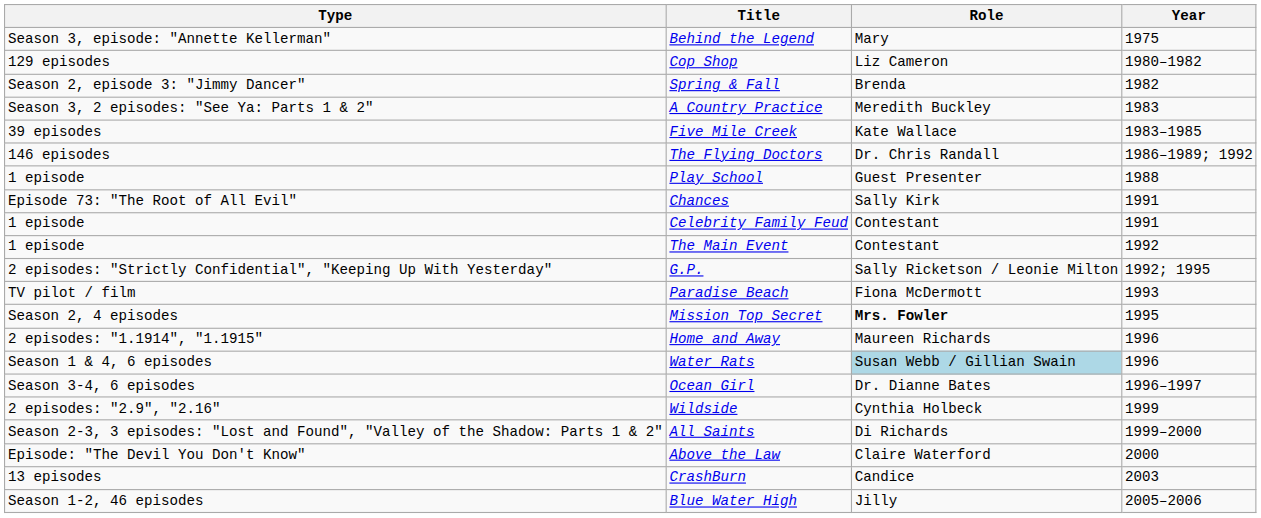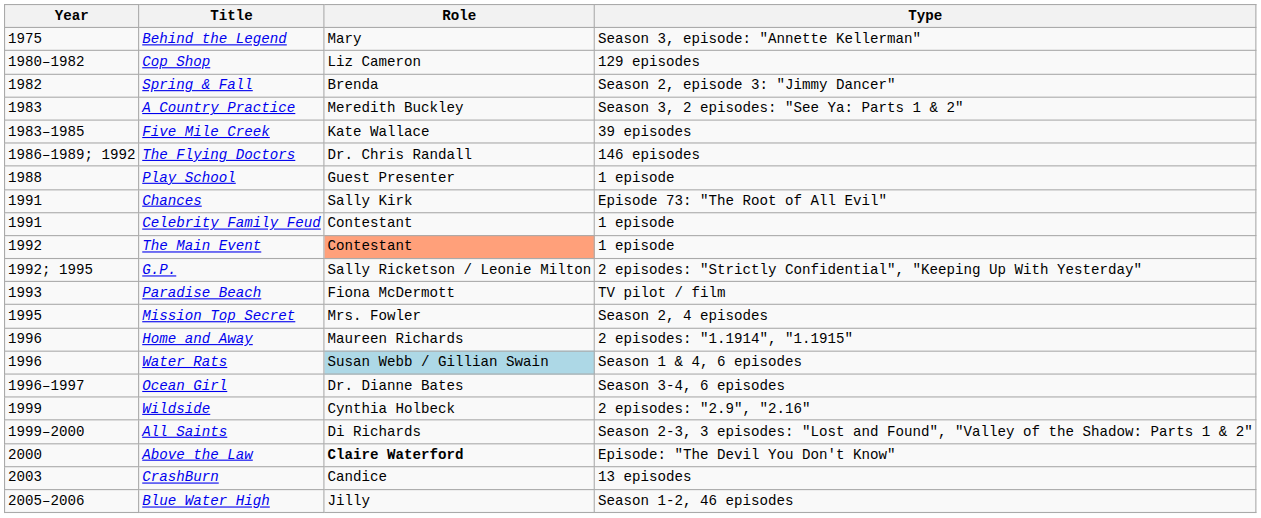columns swapped: (1189, 16) <-> (335, 16)
(897, 247) no background -> (370, 247) lightsalmon background
(902, 316) bold -> (374, 316) normal
(923, 455) normal -> (396, 455) bold
